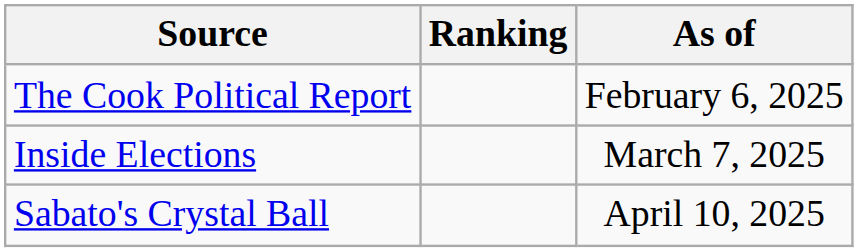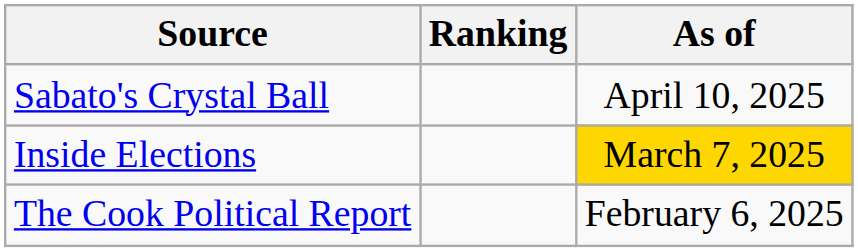rows swapped: (213, 94) <-> (171, 214)
(714, 154) no background -> (714, 154) gold background
